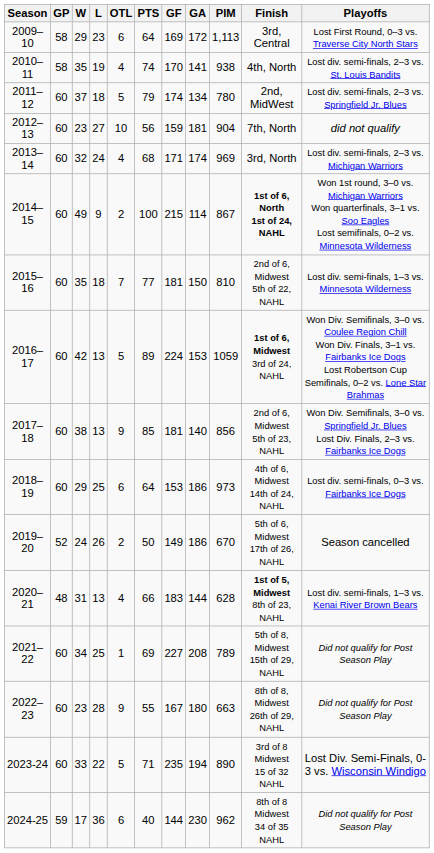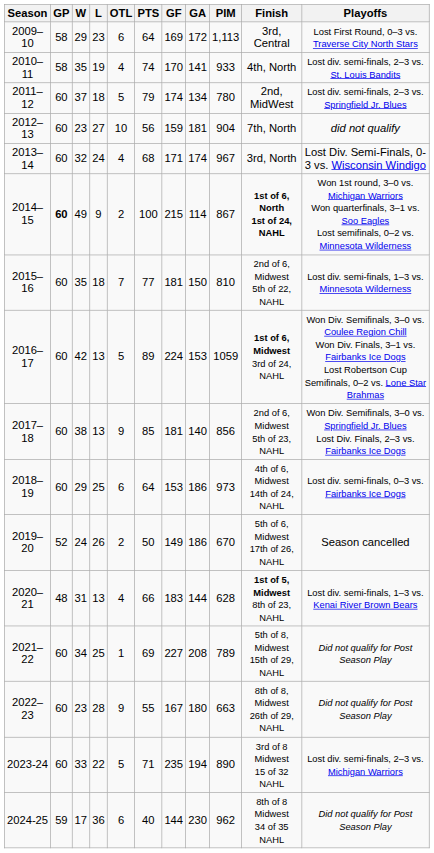(226, 67) 938 -> (226, 67) 933
(226, 158) 969 -> (226, 158) 967
(365, 159) Lost div. semi-finals, 2–3 vs. Michigan Warriors -> (365, 158) Lost Div. Semi-Finals, 0-3 vs. Wisconsin Windigo
(61, 214) normal -> (61, 214) bold
(365, 764) Lost Div. Semi-Finals, 0-3 vs. Wisconsin Windigo -> (365, 765) Lost div. semi-finals, 2–3 vs. Michigan Warriors
